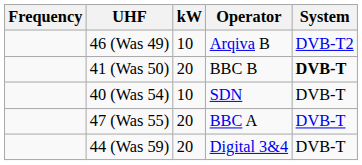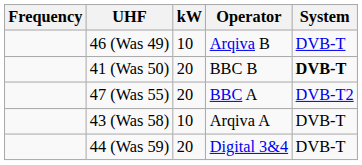(325, 43) DVB-T2 -> (321, 43) DVB-T
- row: (130, 95)
(321, 120) DVB-T -> (325, 95) DVB-T2
+ row: (130, 120)
